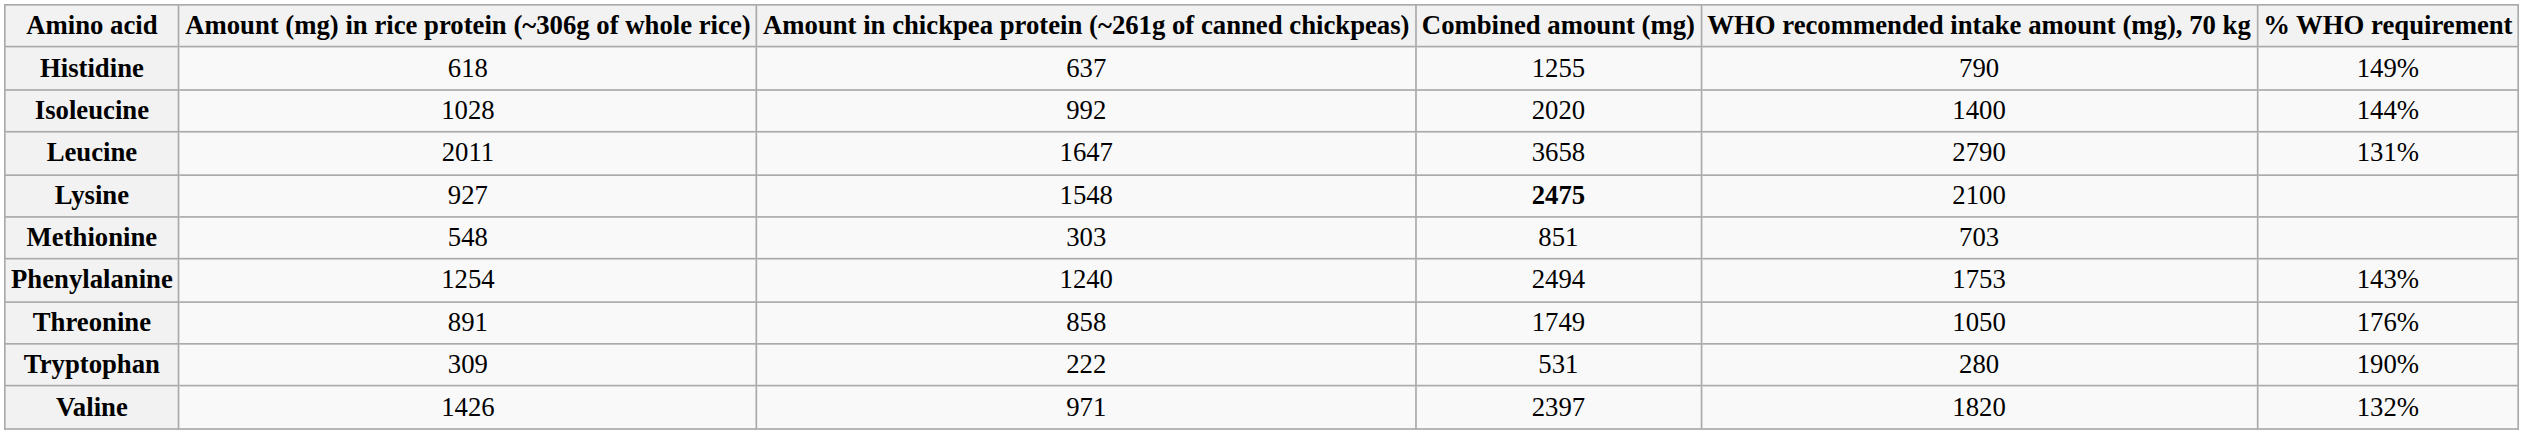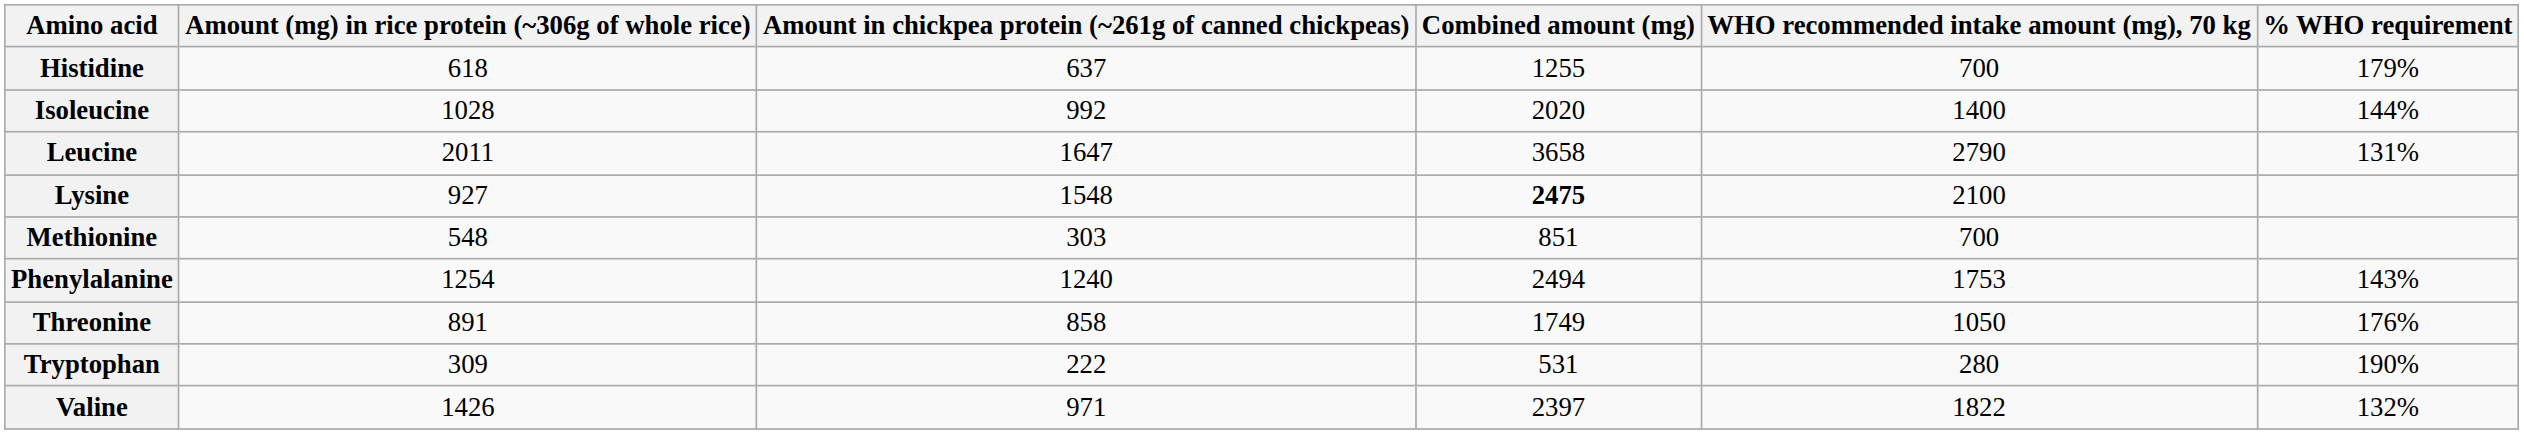(1979, 68) 790 -> (1979, 68) 700
(2388, 68) 149% -> (2388, 68) 179%
(1979, 237) 703 -> (1979, 237) 700
(1979, 407) 1820 -> (1979, 407) 1822
